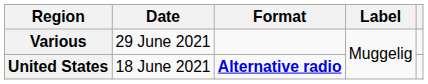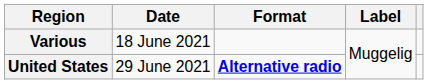(163, 41) 29 June 2021 -> (163, 41) 18 June 2021
(163, 66) 18 June 2021 -> (163, 66) 29 June 2021
